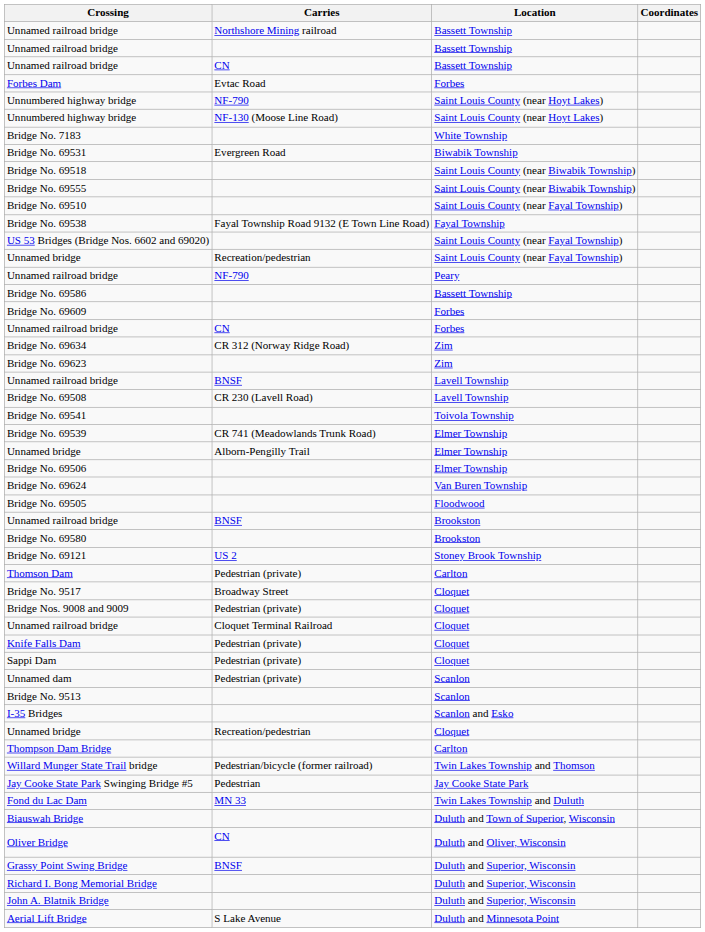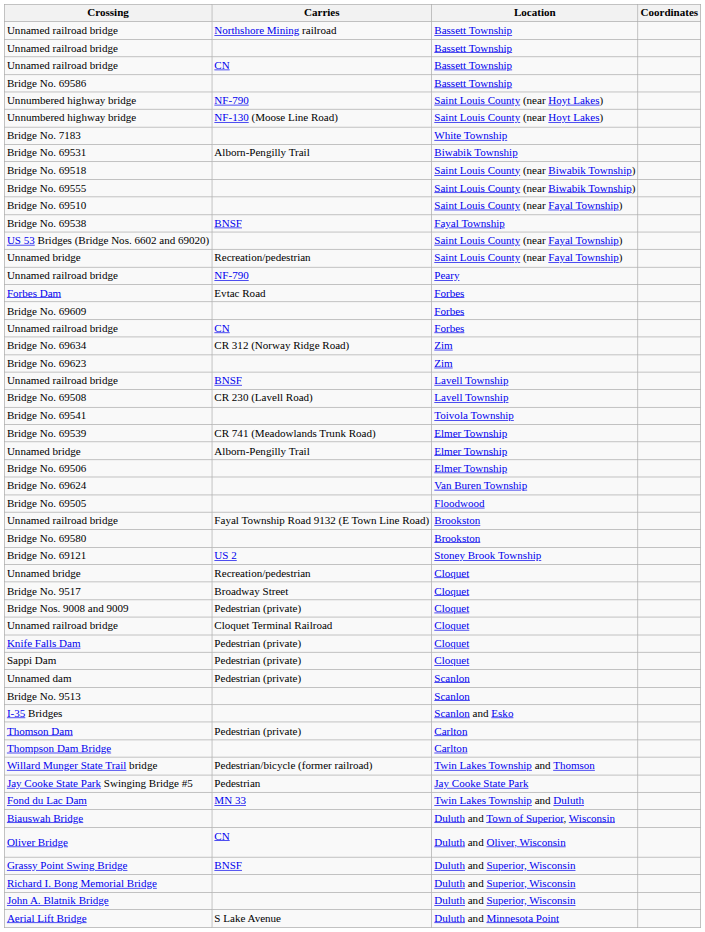rows swapped: (47, 293) <-> (34, 83)
(250, 153) Evergreen Road -> (262, 153) Alborn-Pengilly Trail
(322, 223) Fayal Township Road 9132 (E Town Line Road) -> (228, 223) BNSF
(228, 521) BNSF -> (322, 521) Fayal Township Road 9132 (E Town Line Road)
rows swapped: (44, 731) <-> (40, 573)
